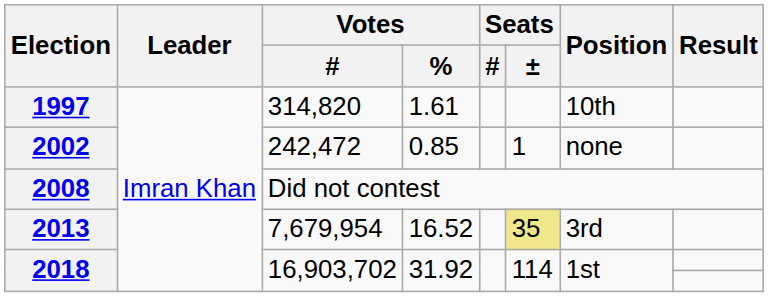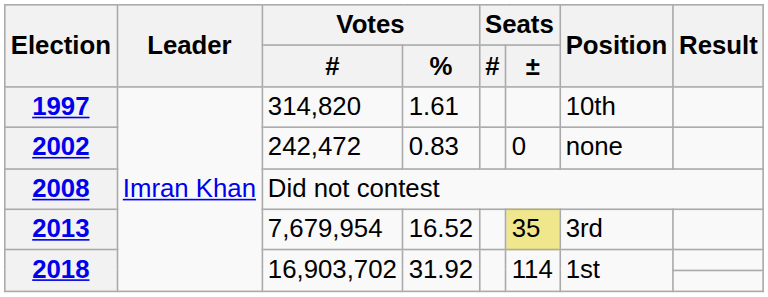(434, 147) 0.85 -> (434, 147) 0.83
(519, 147) 1 -> (519, 147) 0
